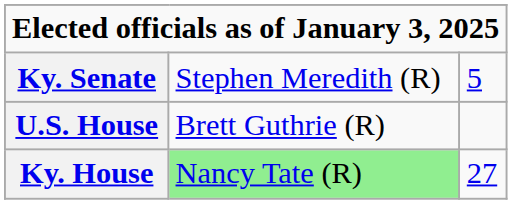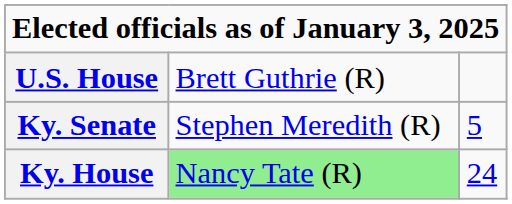rows swapped: (87, 125) <-> (87, 76)
(482, 173) 27 -> (482, 173) 24
